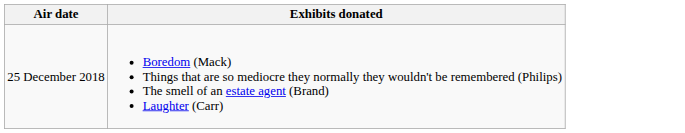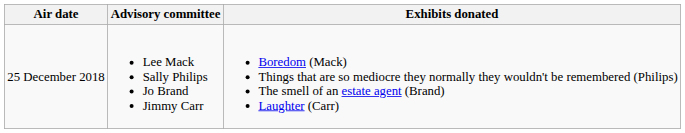+ column: (166, 14)
